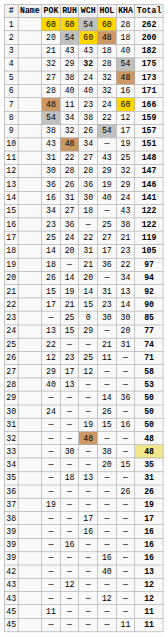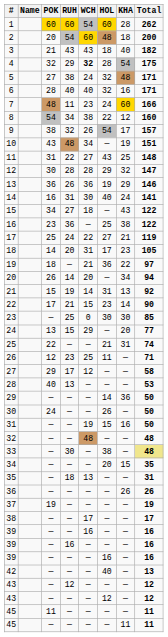(149, 78) 173 -> (149, 78) 171
(149, 118) 159 -> (149, 118) 160
